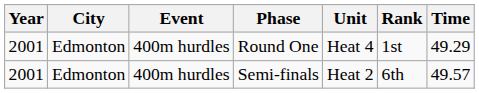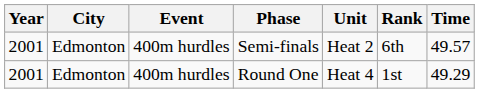rows swapped: (278, 74) <-> (278, 46)
